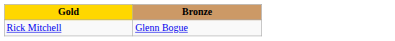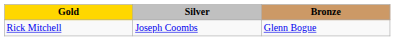+ column: (197, 12)
